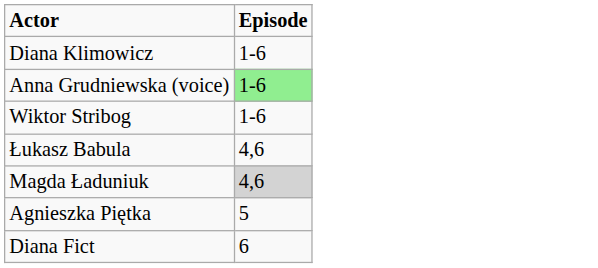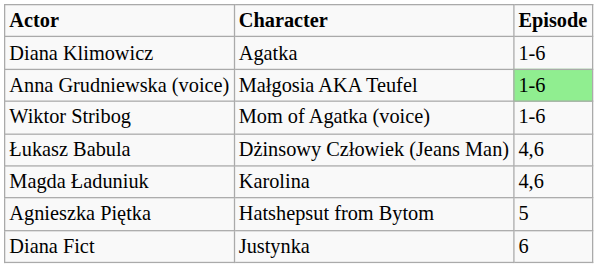+ column: (283, 20)
(251, 181) lightgrey background -> (531, 181) no background
